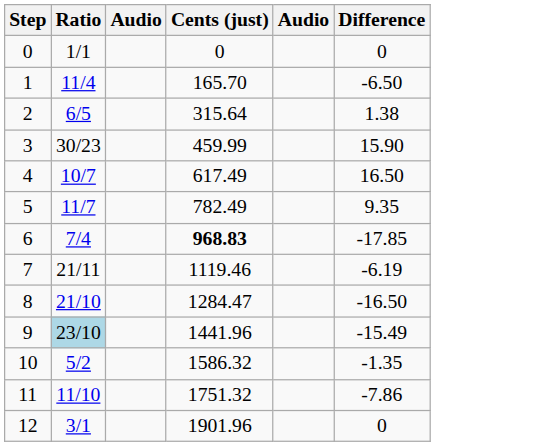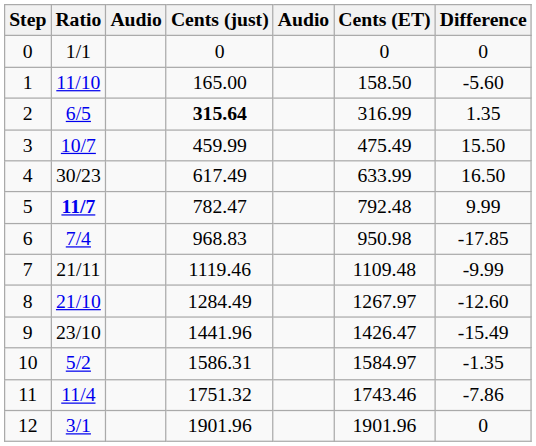+ column: (384, 20)
(78, 82) 11/4 -> (78, 82) 11/10
(220, 82) 165.70 -> (220, 82) 165.00
(382, 82) -6.50 -> (483, 82) -5.60
(220, 113) normal -> (220, 113) bold
(382, 113) 1.38 -> (483, 113) 1.35
(78, 144) 30/23 -> (78, 144) 10/7
(382, 144) 15.90 -> (483, 144) 15.50
(78, 176) 10/7 -> (78, 176) 30/23
(78, 207) normal -> (78, 207) bold
(220, 207) 782.49 -> (220, 207) 782.47
(382, 207) 9.35 -> (483, 207) 9.99
(220, 238) bold -> (220, 238) normal
(382, 269) -6.19 -> (483, 269) -9.99
(220, 301) 1284.47 -> (220, 301) 1284.49
(382, 301) -16.50 -> (483, 301) -12.60
(78, 332) lightblue background -> (78, 332) no background
(220, 363) 1586.32 -> (220, 363) 1586.31
(78, 394) 11/10 -> (78, 394) 11/4
